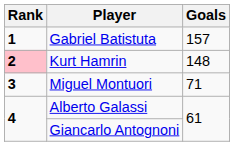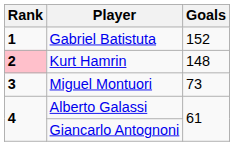(198, 38) 157 -> (198, 38) 152
(194, 84) 71 -> (194, 84) 73
